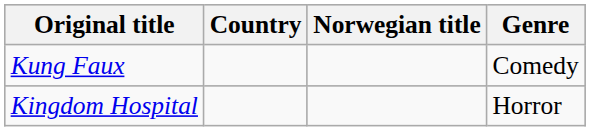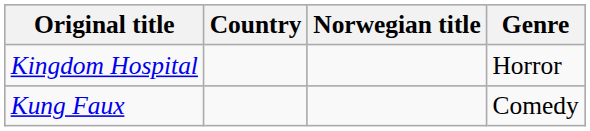rows swapped: (104, 105) <-> (68, 65)
